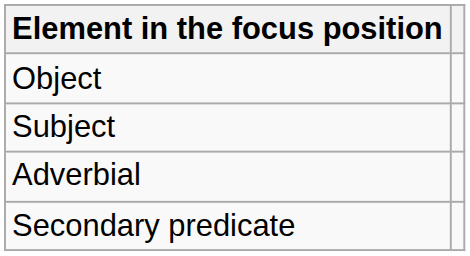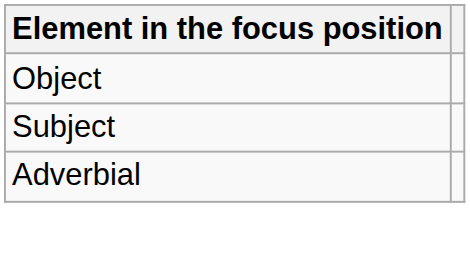- row: (154, 224)
